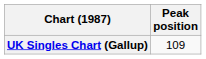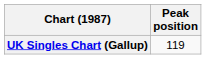(176, 44) 109 -> (176, 44) 119
